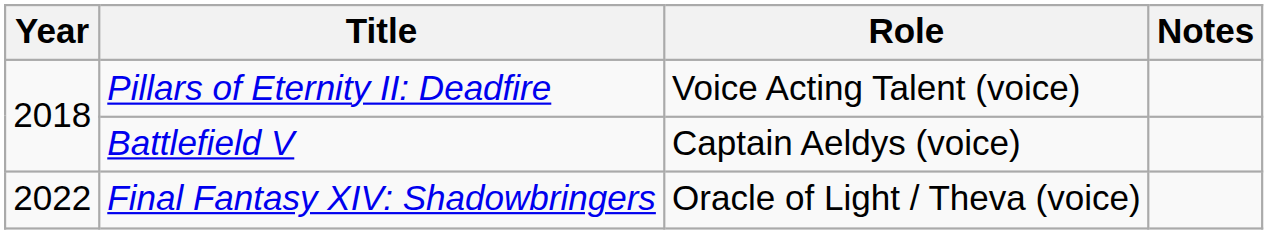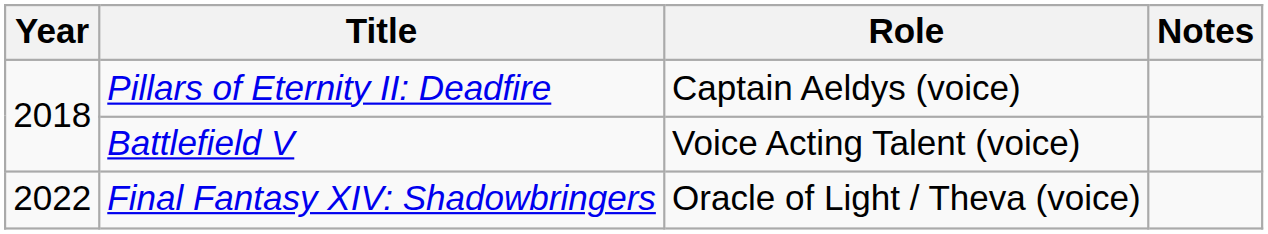(876, 87) Voice Acting Talent (voice) -> (846, 87) Captain Aeldys (voice)
(846, 143) Captain Aeldys (voice) -> (876, 143) Voice Acting Talent (voice)
